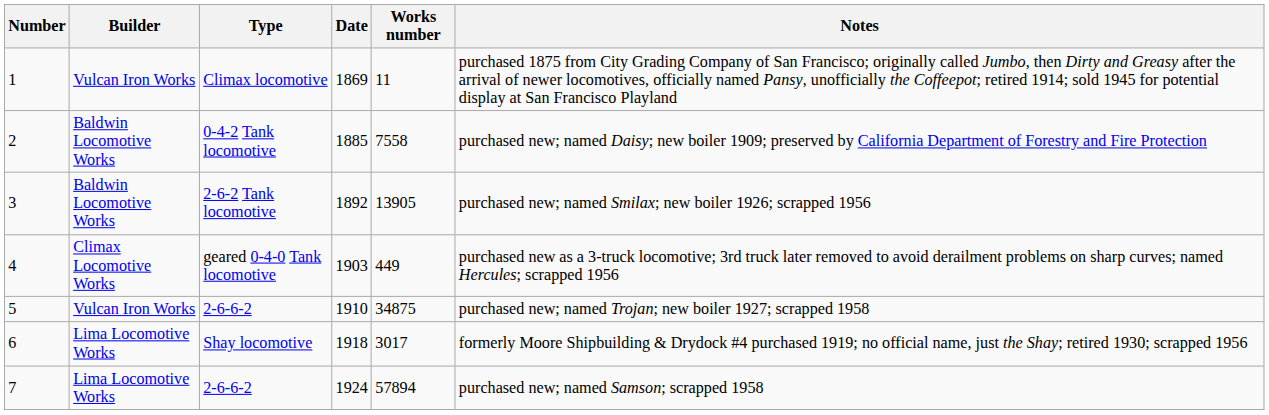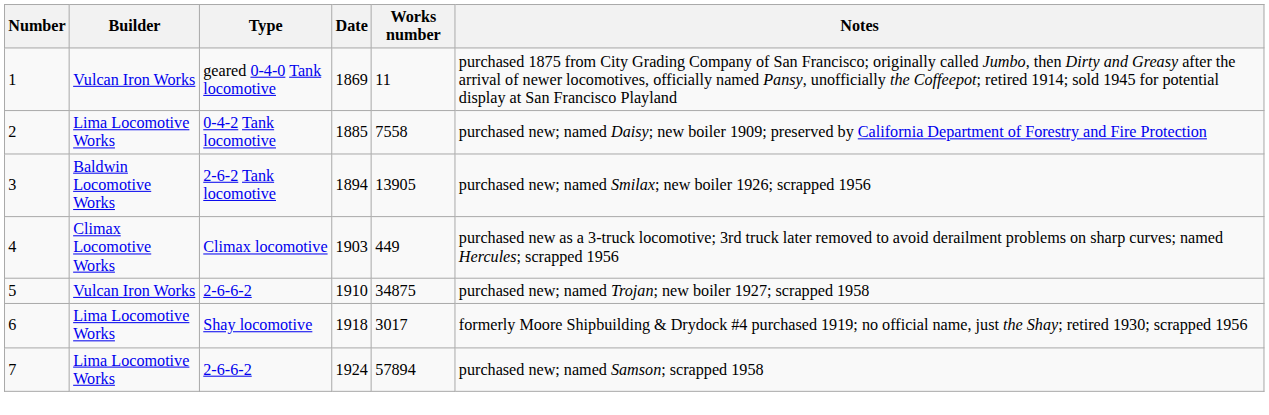(265, 79) Climax locomotive -> (262, 79) geared 0-4-0 Tank locomotive
(112, 141) Baldwin Locomotive Works -> (131, 132) Lima Locomotive Works
(352, 203) 1892 -> (352, 185) 1894
(262, 265) geared 0-4-0 Tank locomotive -> (265, 247) Climax locomotive
